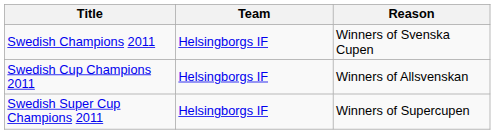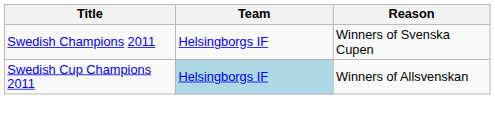(223, 76) no background -> (223, 76) lightblue background
- row: (64, 111)
